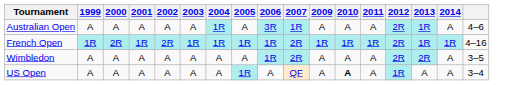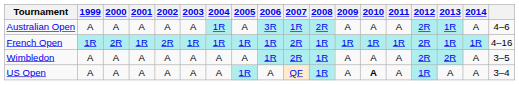+ column: (322, 12)
